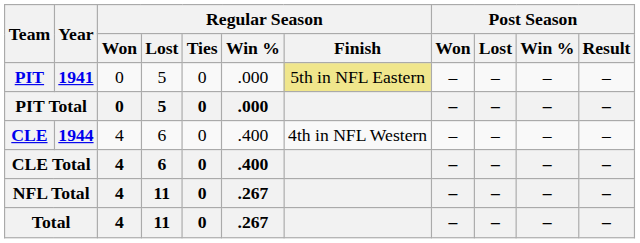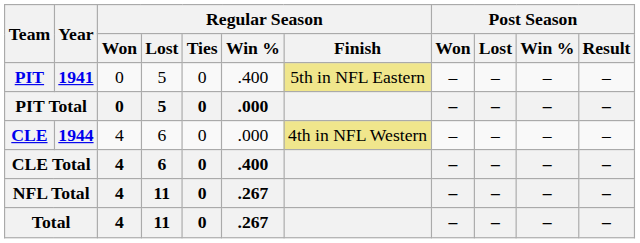(253, 77) .000 -> (253, 77) .400
(253, 135) .400 -> (253, 135) .000
(358, 135) no background -> (358, 135) khaki background
